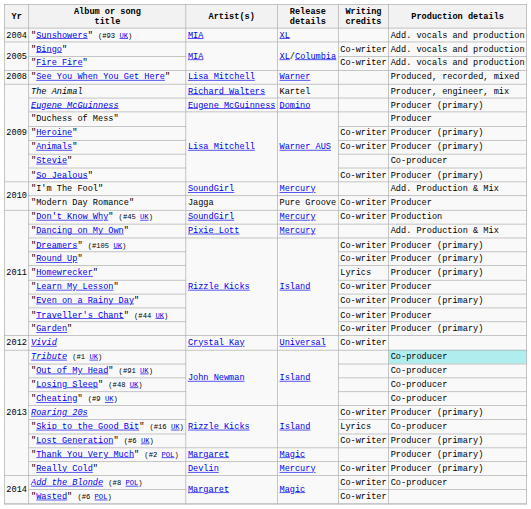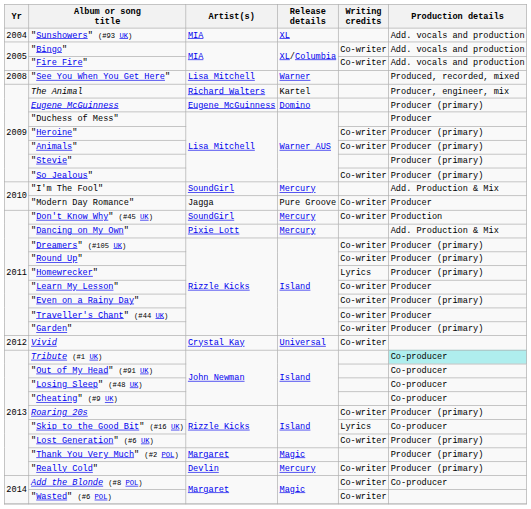(419, 161) Co-producer -> (437, 161) Producer (primary)
